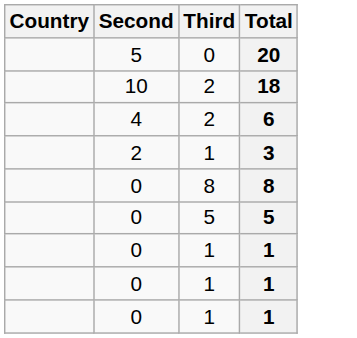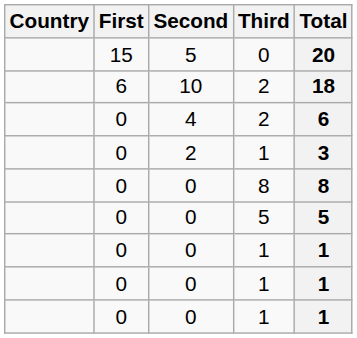+ column: (121, 21)
